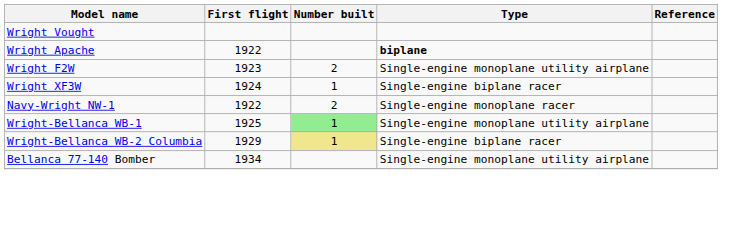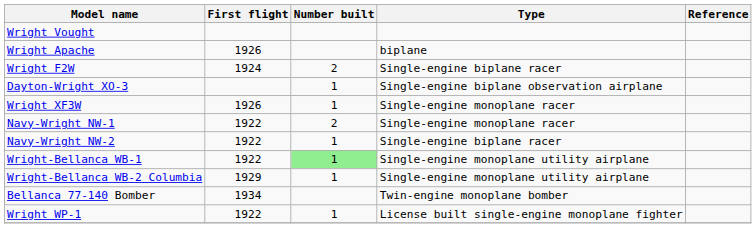(248, 50) 1922 -> (248, 50) 1926
(403, 50) bold -> (403, 50) normal
(248, 68) 1923 -> (248, 68) 1924
(514, 68) Single-engine monoplane utility airplane -> (471, 68) Single-engine biplane racer
+ row: (68, 86)
(248, 86) 1924 -> (248, 105) 1926
(471, 86) Single-engine biplane racer -> (477, 105) Single-engine monoplane racer
+ row: (61, 141)
(248, 123) 1925 -> (248, 159) 1922
(334, 141) khaki background -> (334, 178) no background
(471, 141) Single-engine biplane racer -> (514, 178) Single-engine monoplane utility airplane
(514, 159) Single-engine monoplane utility airplane -> (474, 196) Twin-engine monoplane bomber
+ row: (44, 214)
